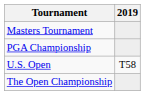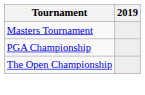- row: (29, 65)
